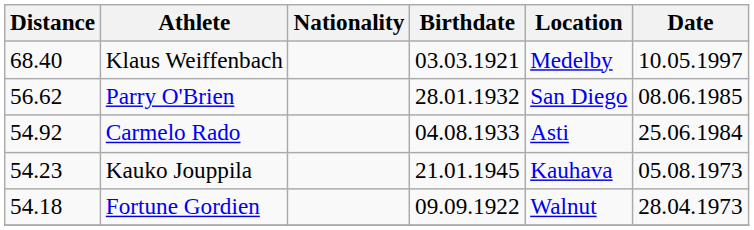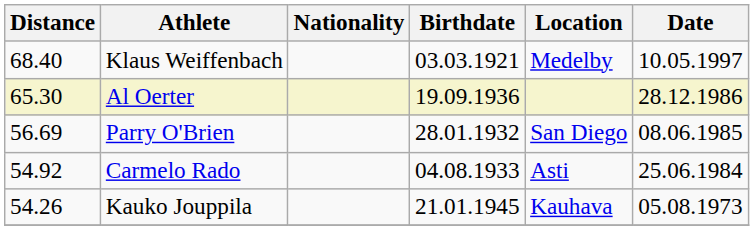+ row: (150, 96)
(36, 96) 56.62 -> (36, 133) 56.69
(36, 170) 54.23 -> (36, 206) 54.26
- row: (183, 206)
